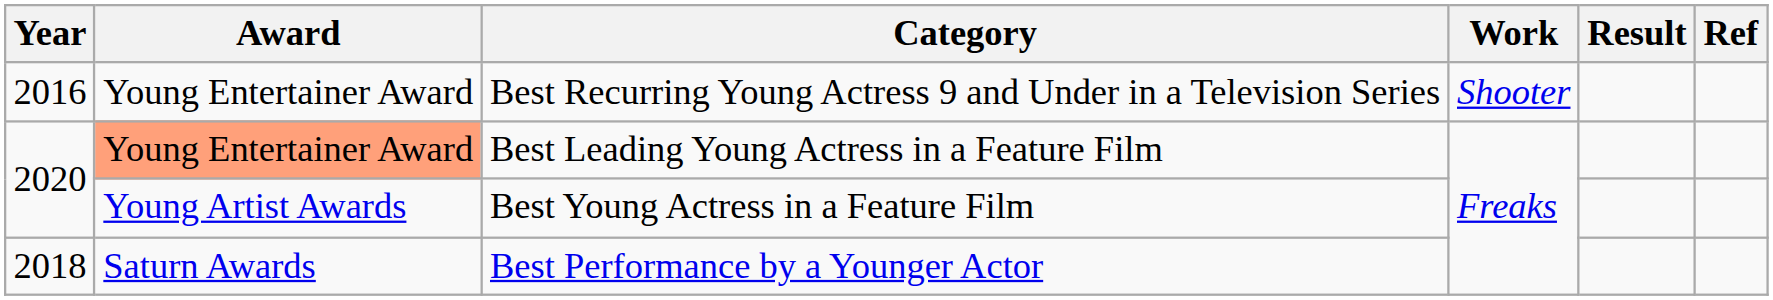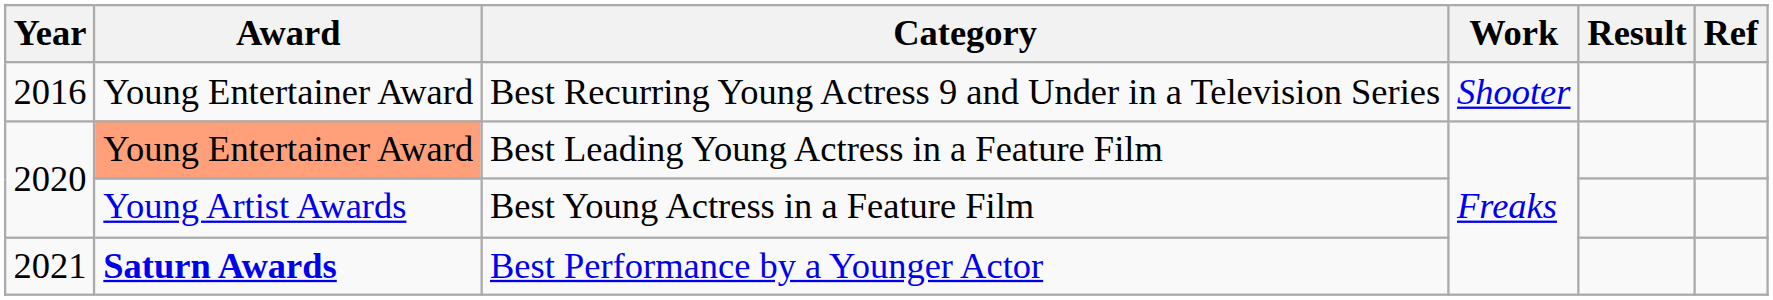(50, 264) 2018 -> (50, 264) 2021
(210, 264) normal -> (220, 264) bold
